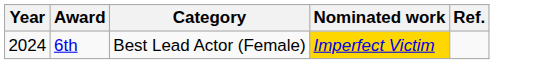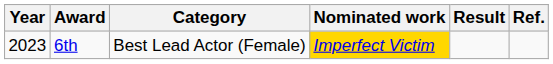+ column: (479, 17)
(27, 44) 2024 -> (27, 44) 2023
